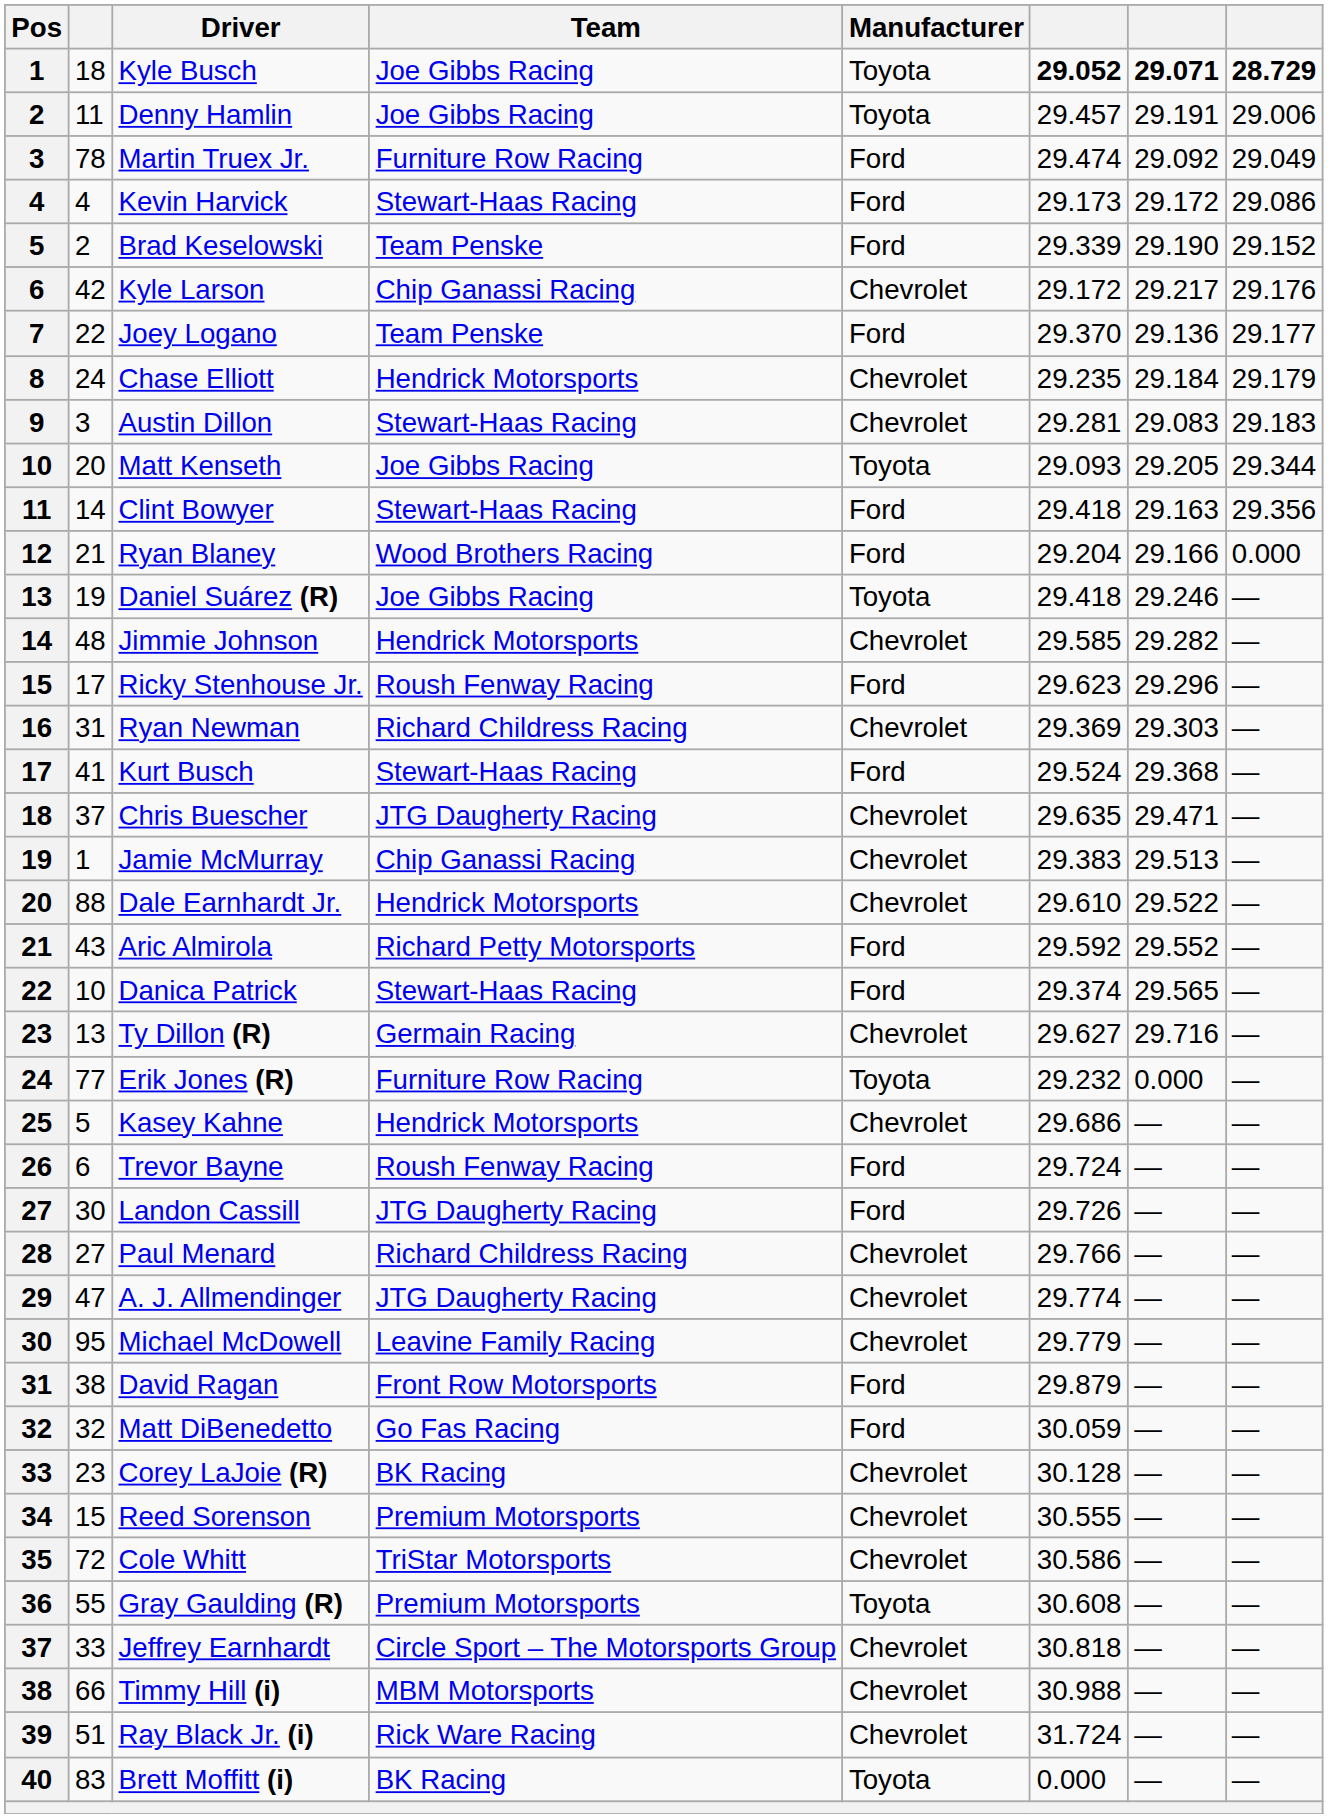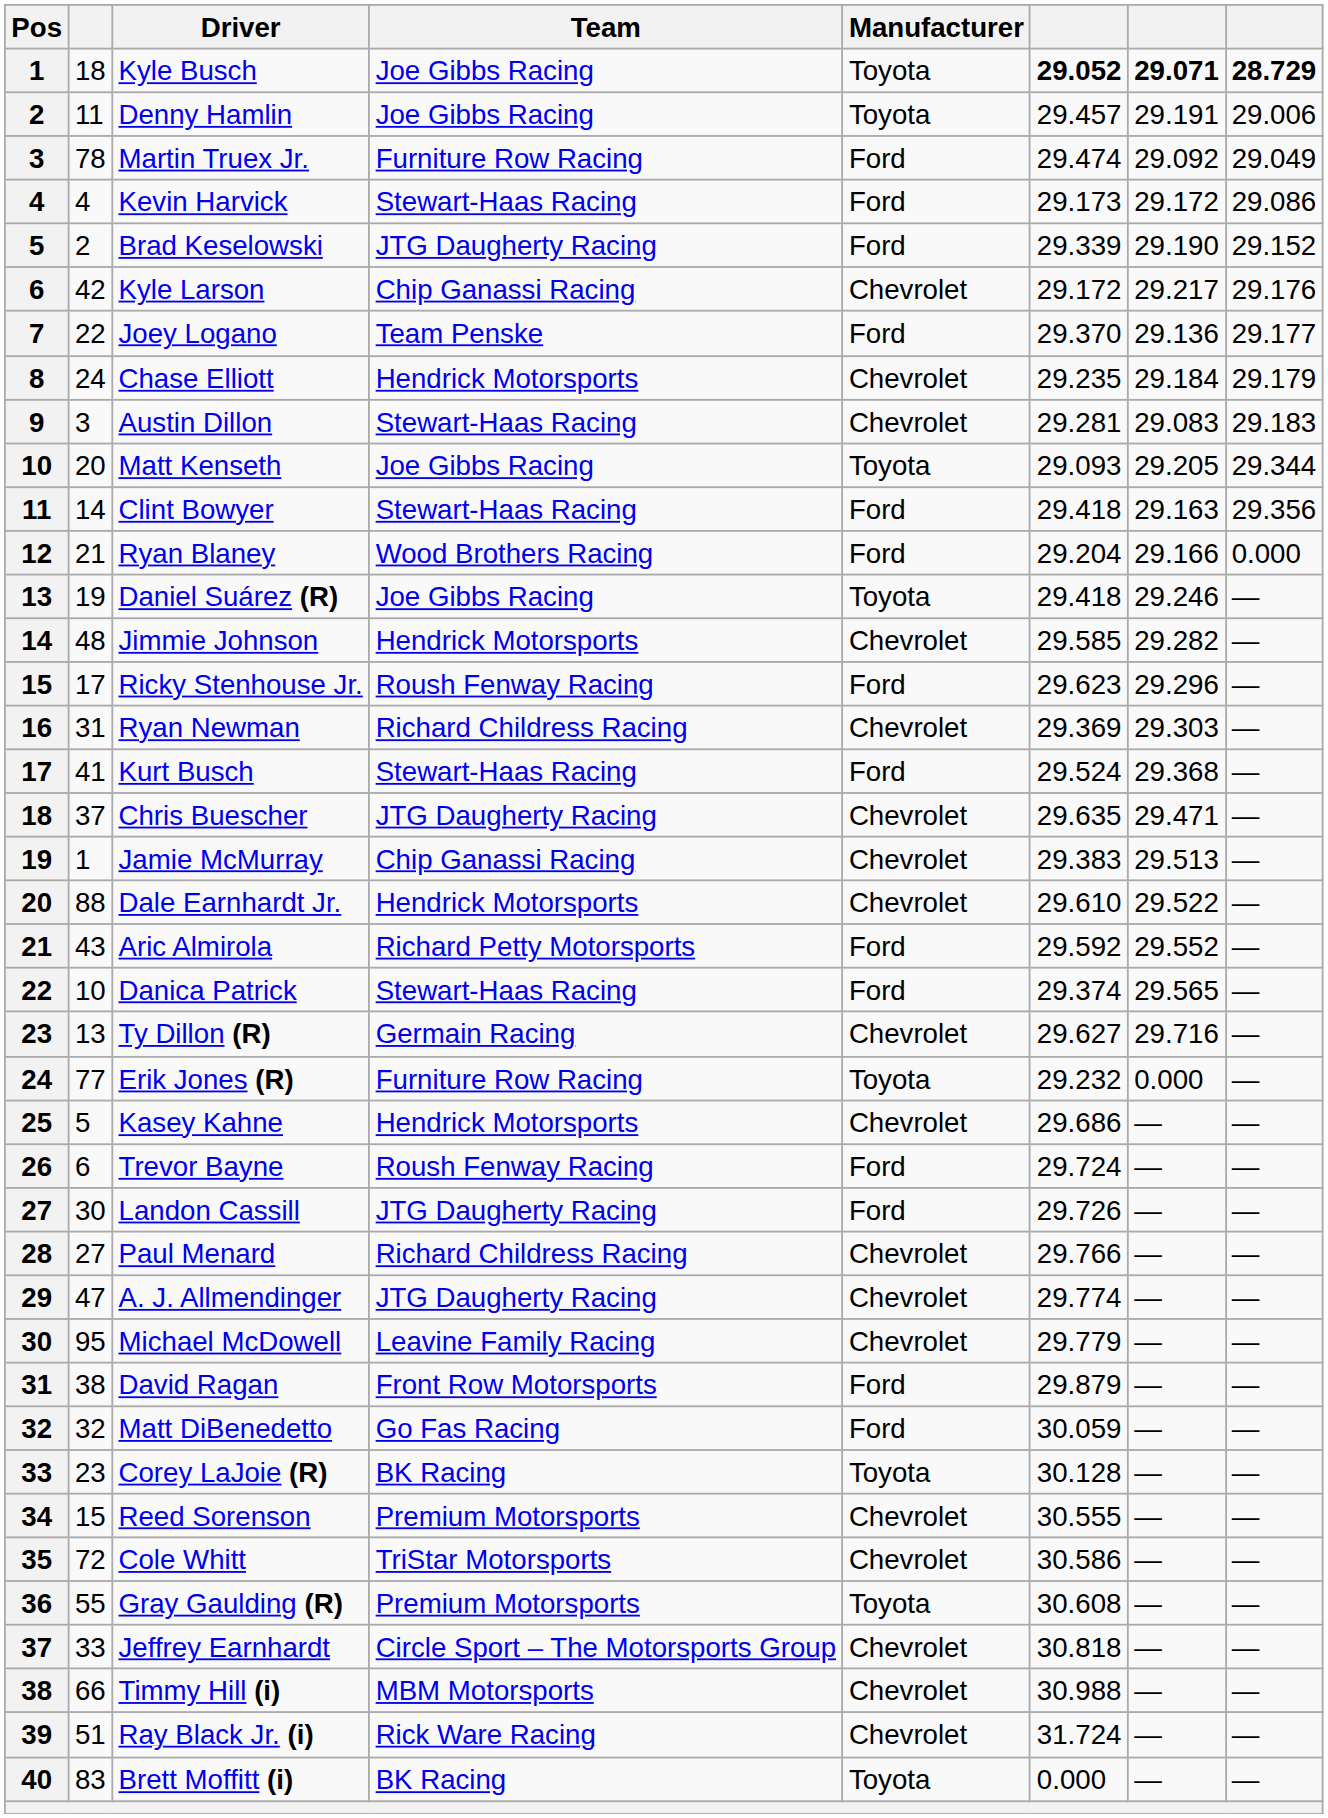(459, 246) Team Penske -> (516, 246) JTG Daugherty Racing
(908, 1472) Chevrolet -> (890, 1472) Toyota
